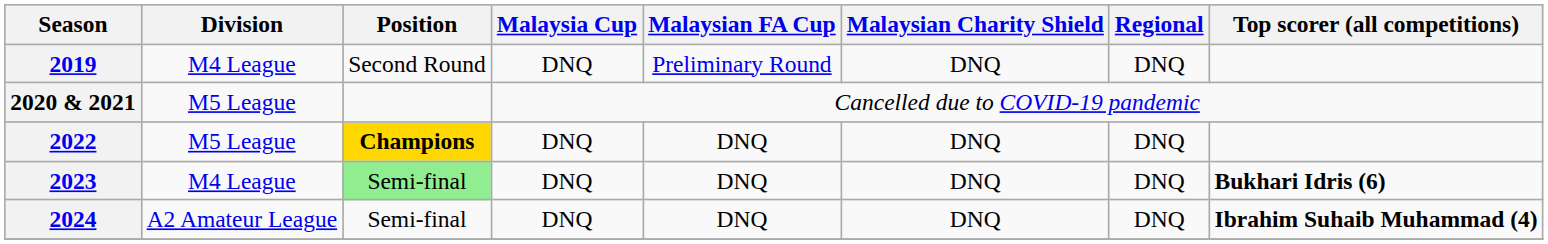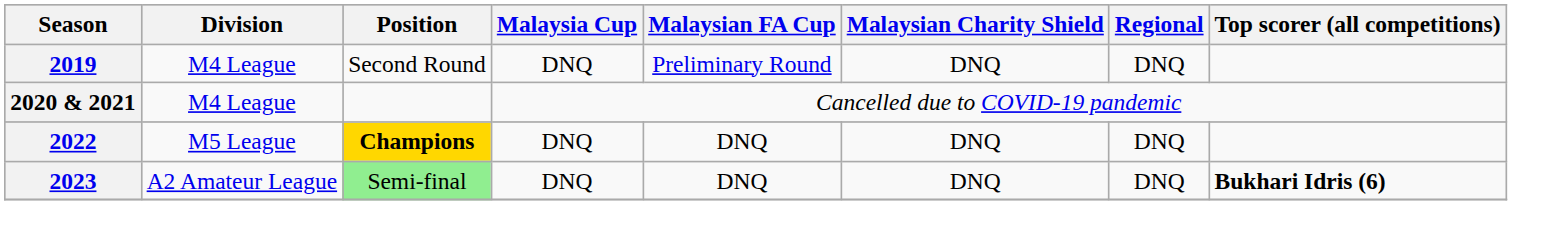(242, 102) M5 League -> (242, 102) M4 League
(242, 180) M4 League -> (242, 180) A2 Amateur League
- row: (73, 219)
